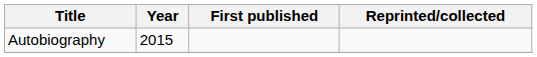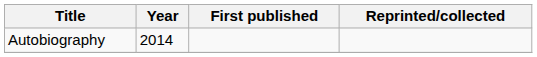(156, 40) 2015 -> (156, 40) 2014
